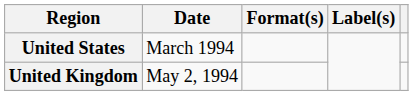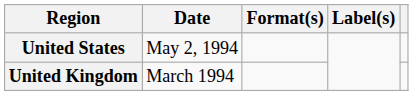(190, 47) March 1994 -> (192, 47) May 2, 1994
(192, 76) May 2, 1994 -> (190, 76) March 1994
